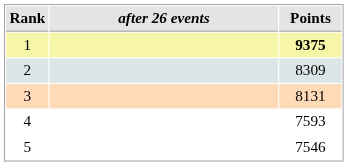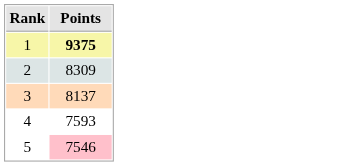- column: (164, 18)
(310, 96) 8131 -> (81, 96) 8137
(310, 147) no background -> (81, 147) pink background
